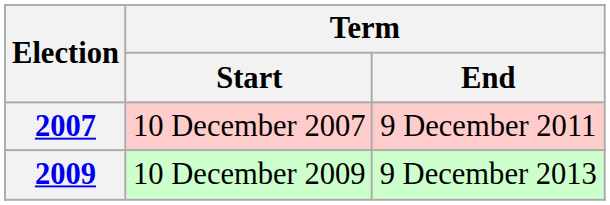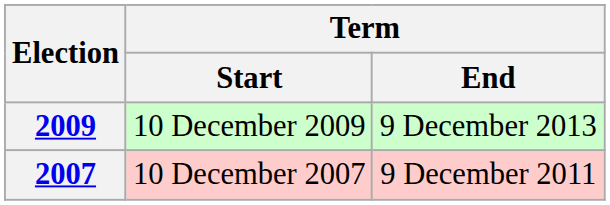rows swapped: (65, 125) <-> (65, 174)
